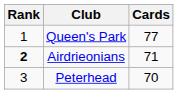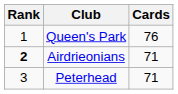(151, 36) 77 -> (151, 36) 76
(151, 78) 70 -> (151, 78) 71
